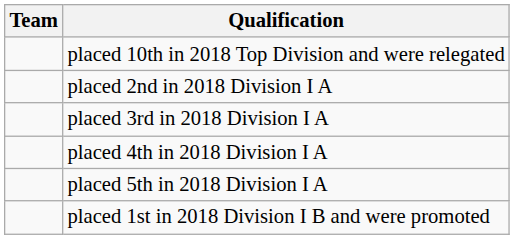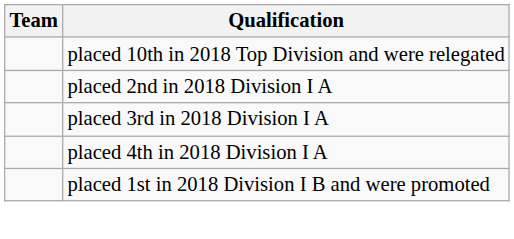- row: (198, 184)
